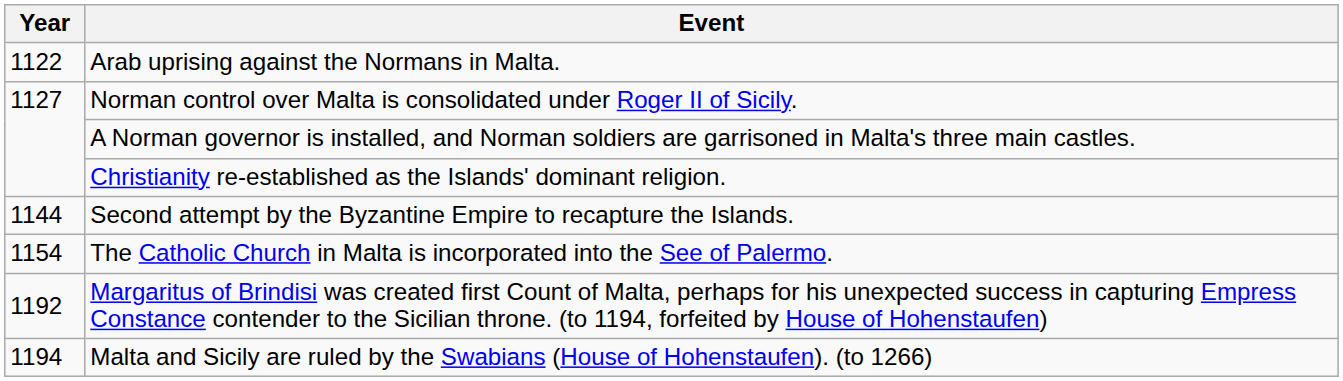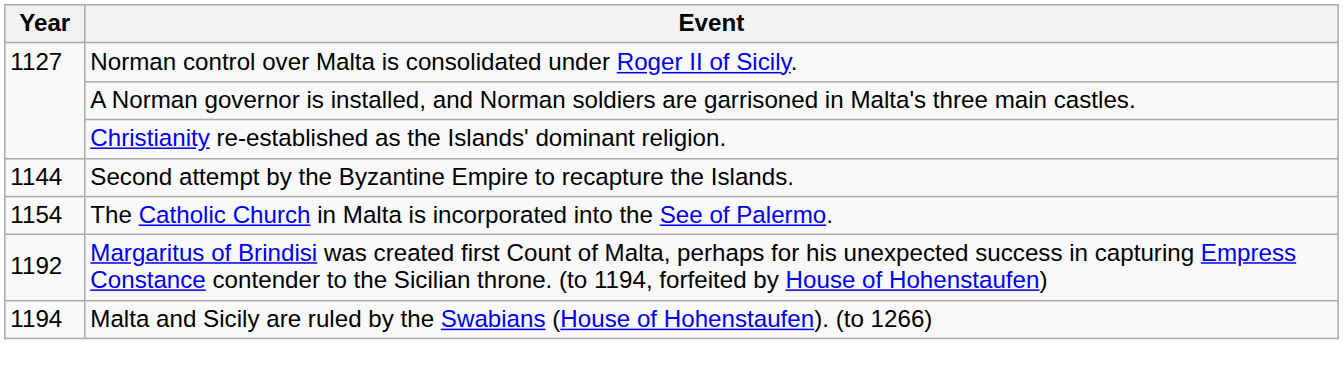- row: (325, 61)
